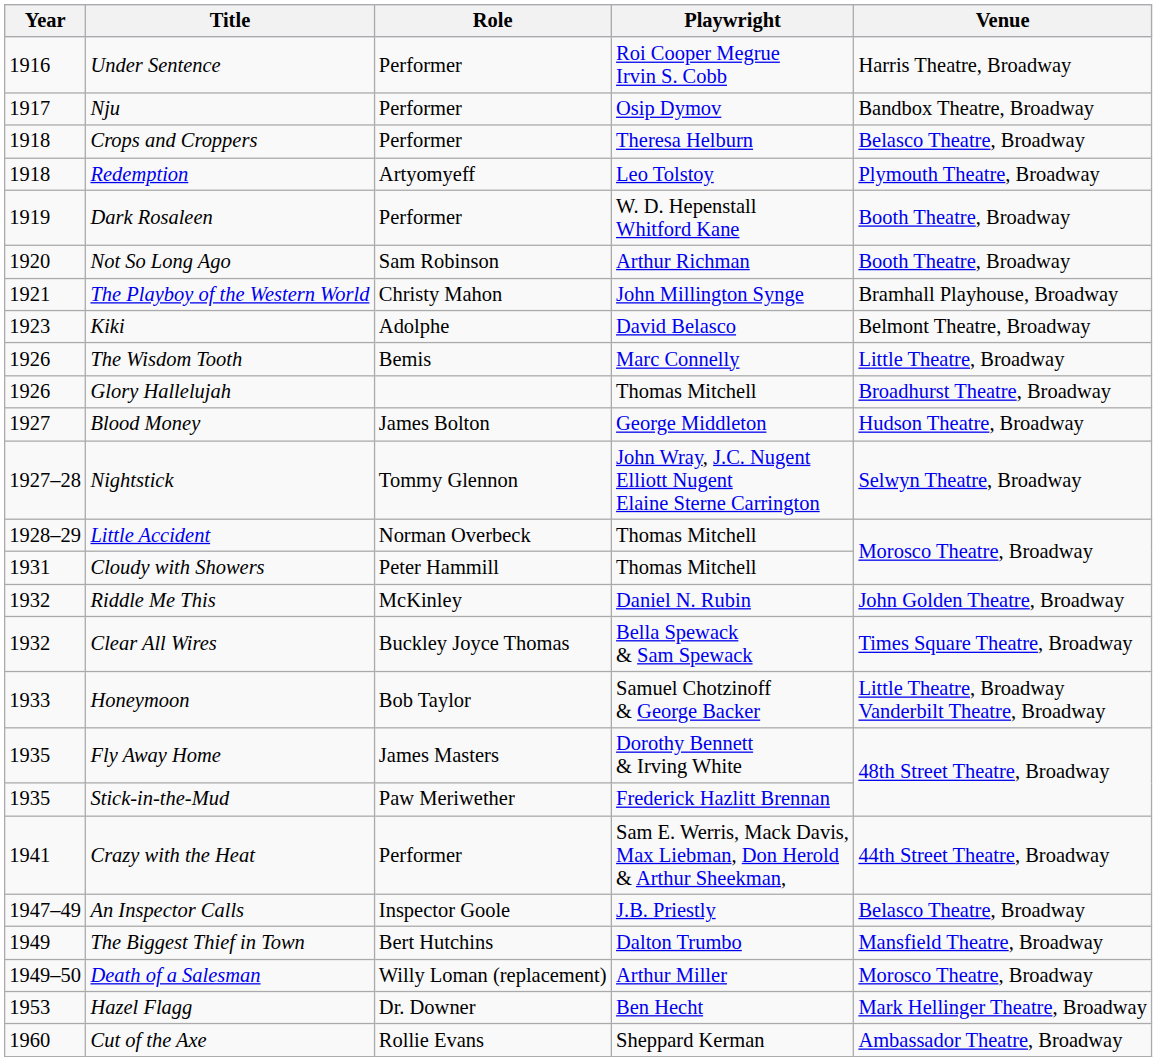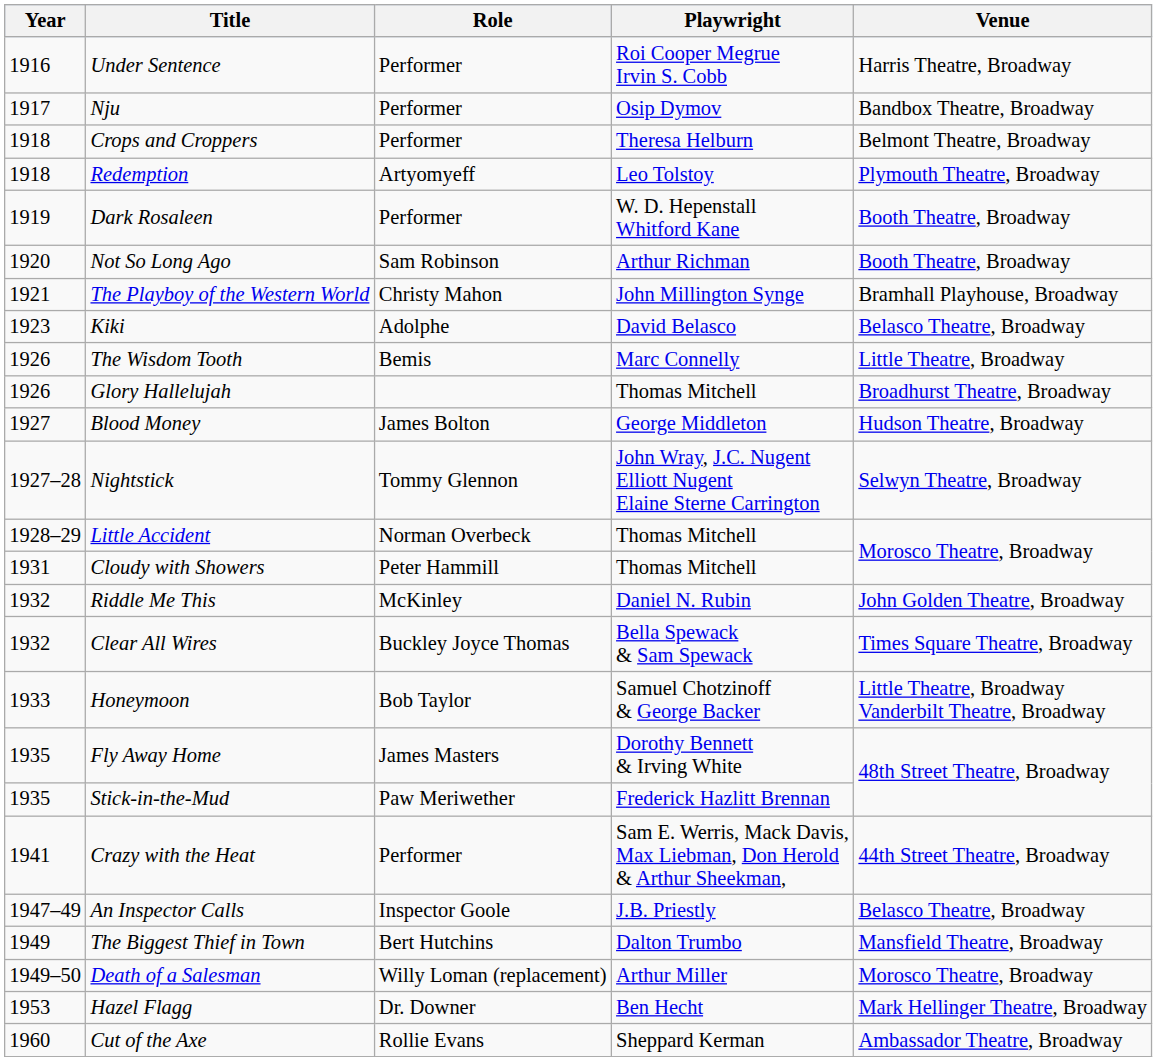(972, 141) Belasco Theatre, Broadway -> (974, 141) Belmont Theatre, Broadway
(974, 326) Belmont Theatre, Broadway -> (972, 326) Belasco Theatre, Broadway
